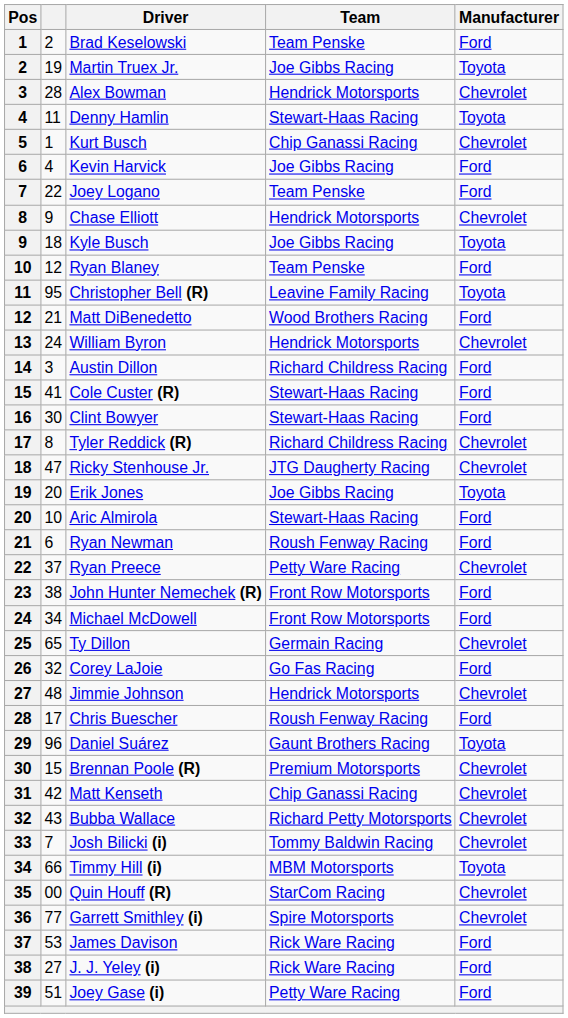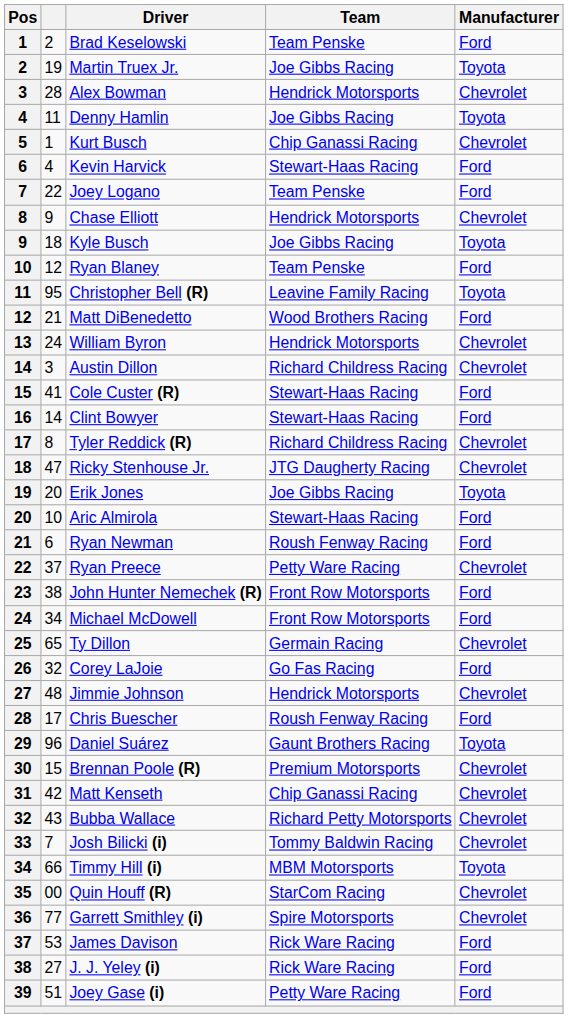(344, 117) Stewart-Haas Racing -> (331, 117) Joe Gibbs Racing
(331, 167) Joe Gibbs Racing -> (344, 167) Stewart-Haas Racing
(475, 368) Ford -> (493, 368) Chevrolet
(53, 418) 30 -> (53, 418) 14
